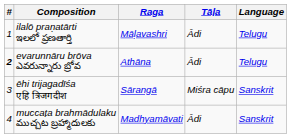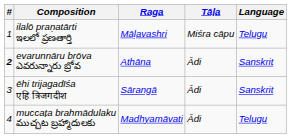(194, 33) Ādi -> (211, 33) Miśra cāpu
(253, 62) Telugu -> (256, 62) Sanskrit
(211, 90) Miśra cāpu -> (194, 90) Ādi
(256, 119) Sanskrit -> (253, 119) Telugu
